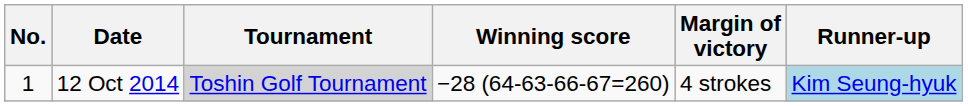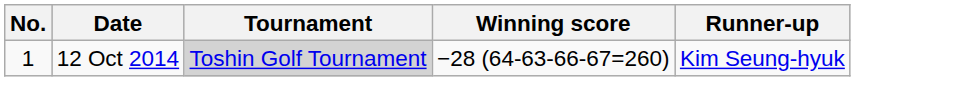- column: (730, 35)
(874, 84) lightblue background -> (762, 58) no background
